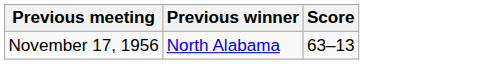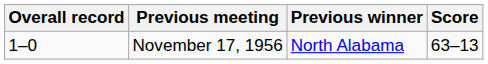+ column: (67, 18)
